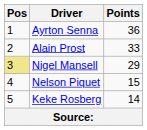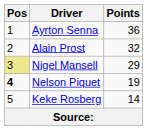(134, 48) 33 -> (134, 48) 32
(10, 83) normal -> (10, 83) bold
(134, 83) 15 -> (134, 83) 19
